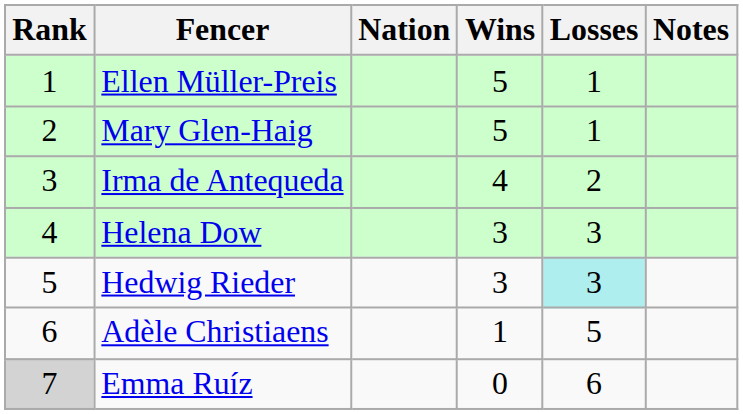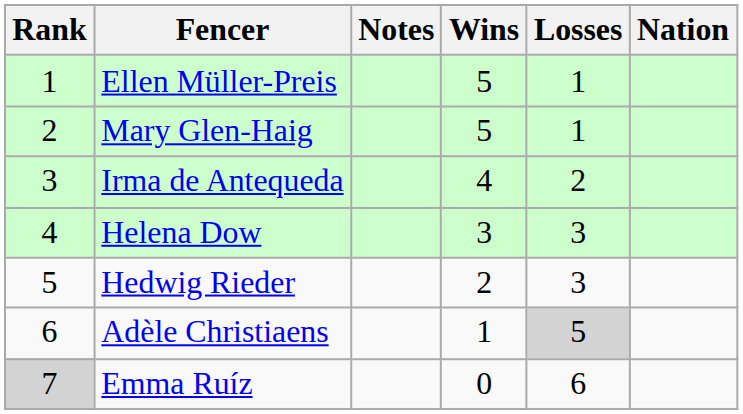columns swapped: (404, 29) <-> (691, 29)
(500, 282) 3 -> (484, 282) 2
(594, 282) paleturquoise background -> (578, 282) no background
(594, 332) no background -> (578, 332) lightgrey background
